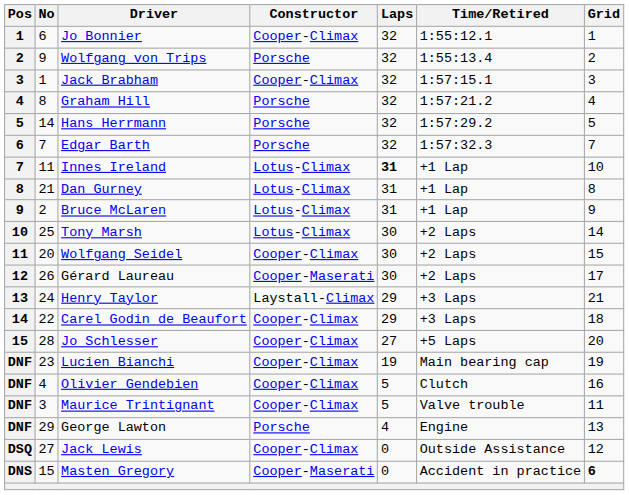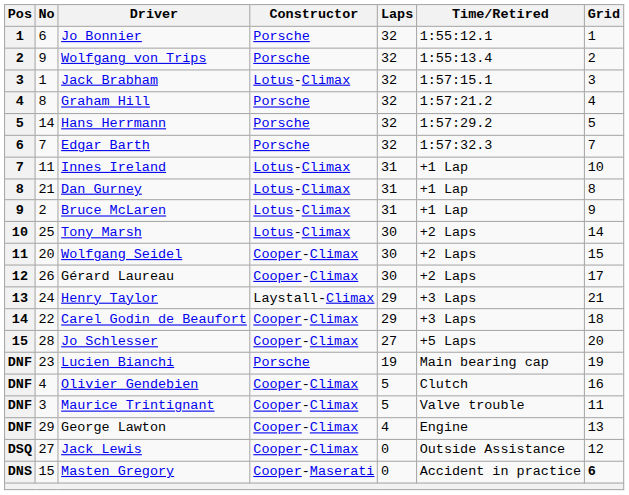(306, 37) Cooper-Climax -> (282, 37) Porsche
(306, 81) Cooper-Climax -> (302, 81) Lotus-Climax
(389, 168) bold -> (389, 168) normal
(314, 277) Cooper-Maserati -> (306, 277) Cooper-Climax
(306, 363) Cooper-Climax -> (282, 363) Porsche
(282, 429) Porsche -> (306, 429) Cooper-Climax
